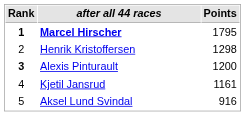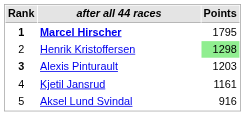(225, 49) no background -> (225, 49) lightgreen background
(225, 67) 1200 -> (225, 67) 1203
